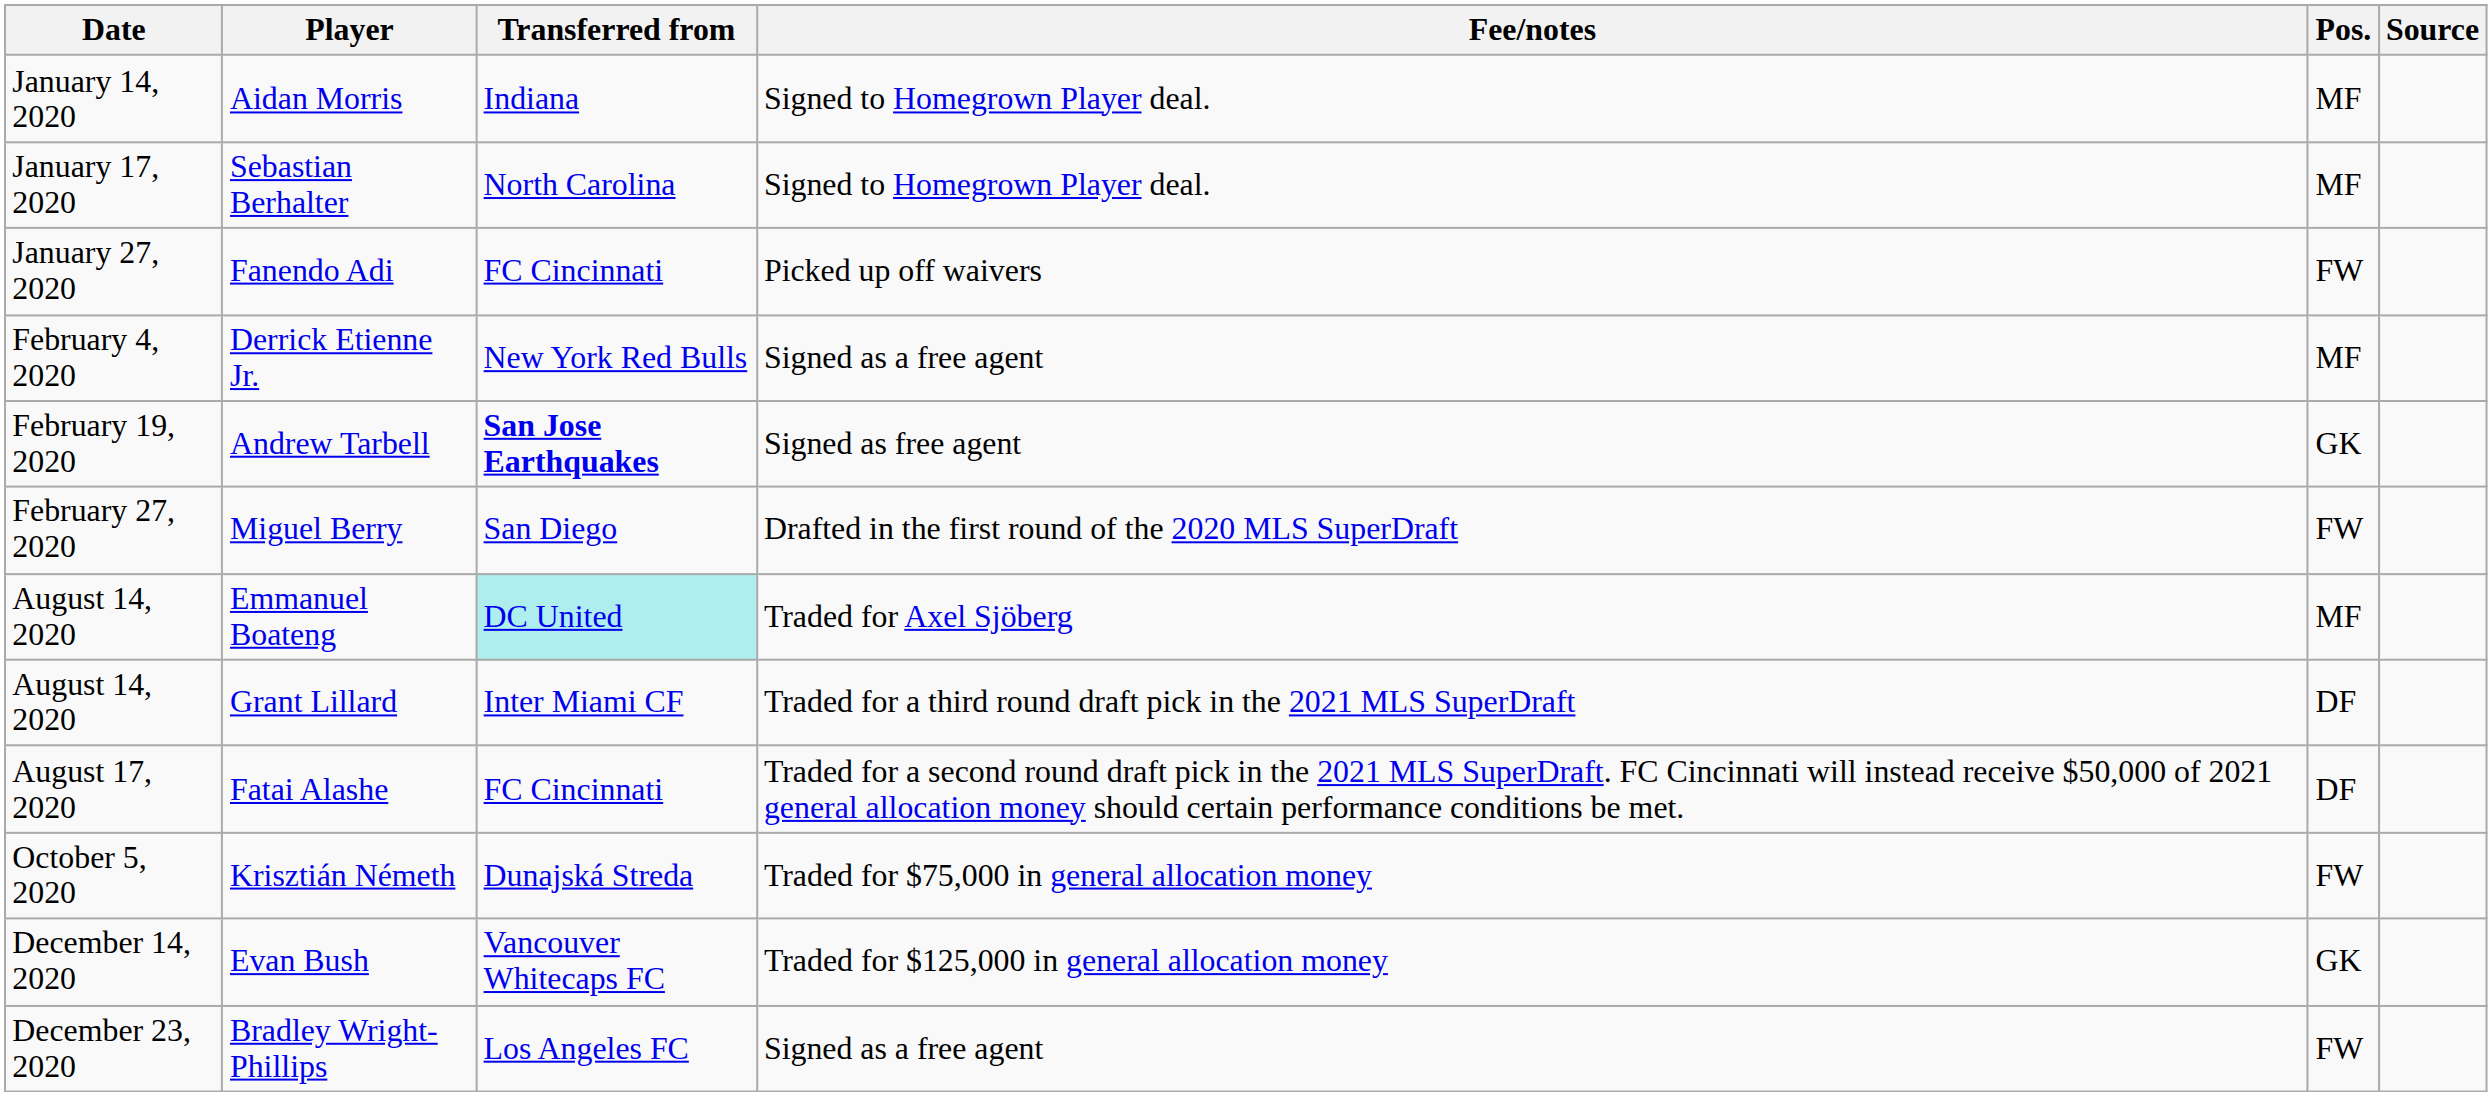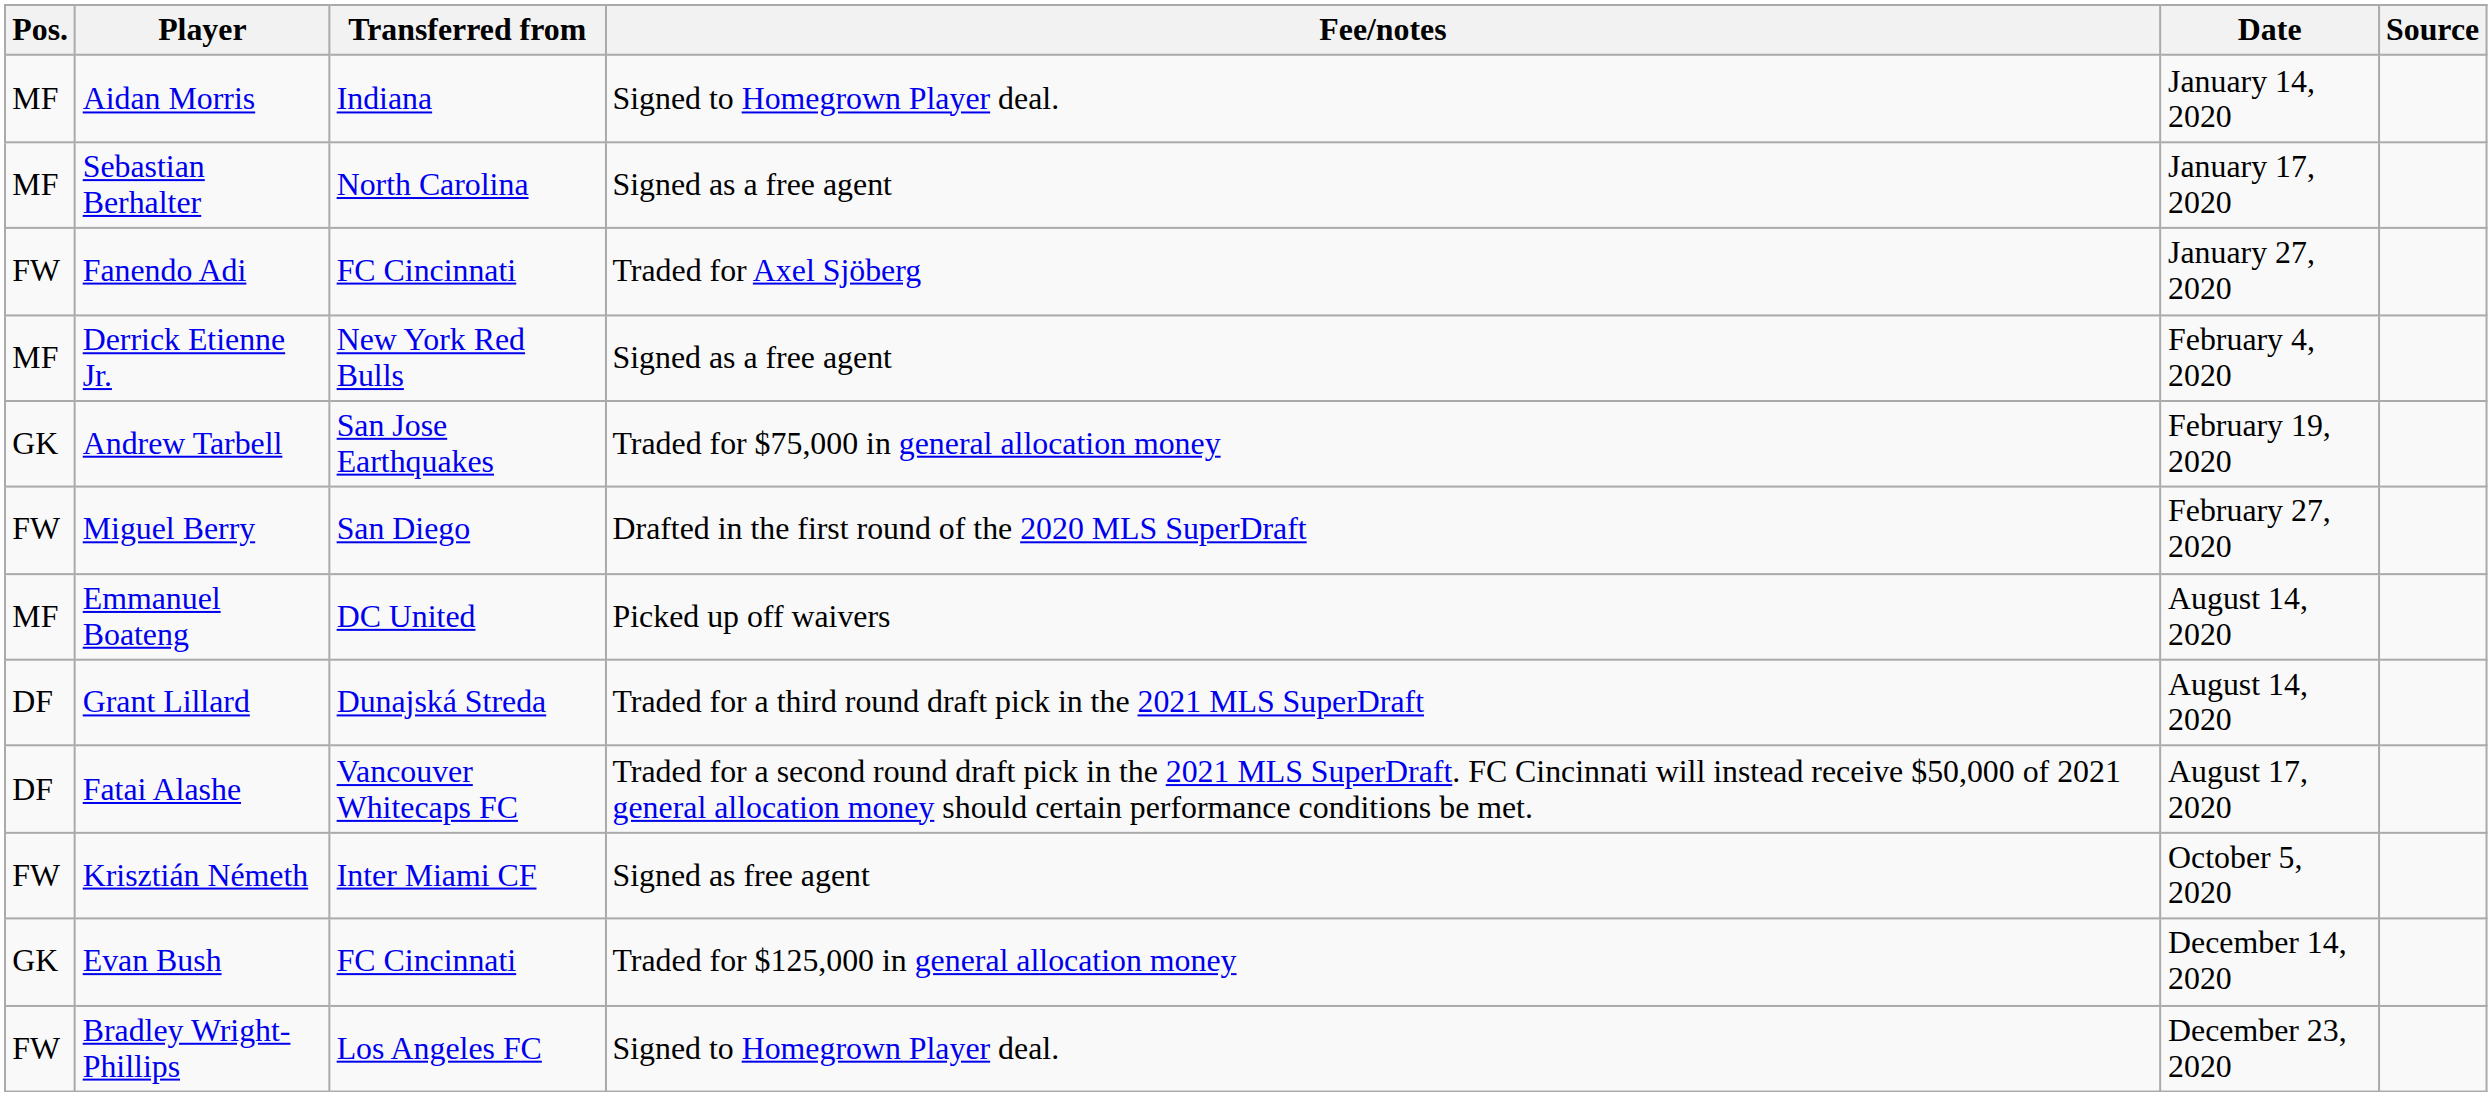columns swapped: (2343, 29) <-> (114, 29)
(987, 184) Signed to Homegrown Player deal. -> (752, 184) Signed as a free agent
(903, 270) Picked up off waivers -> (767, 270) Traded for Axel Sjöberg
(571, 443) bold -> (415, 443) normal
(893, 443) Signed as free agent -> (917, 443) Traded for $75,000 in general allocation money
(553, 616) paleturquoise background -> (406, 616) no background
(918, 616) Traded for Axel Sjöberg -> (752, 616) Picked up off waivers
(584, 702) Inter Miami CF -> (441, 702) Dunajská Streda
(573, 788) FC Cincinnati -> (427, 788) Vancouver Whitecaps FC
(588, 875) Dunajská Streda -> (437, 875) Inter Miami CF
(1068, 875) Traded for $75,000 in general allocation money -> (741, 875) Signed as free agent
(574, 961) Vancouver Whitecaps FC -> (426, 961) FC Cincinnati
(904, 1047) Signed as a free agent -> (836, 1047) Signed to Homegrown Player deal.
